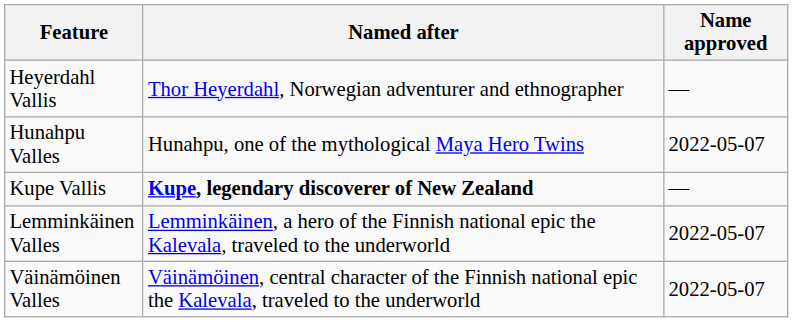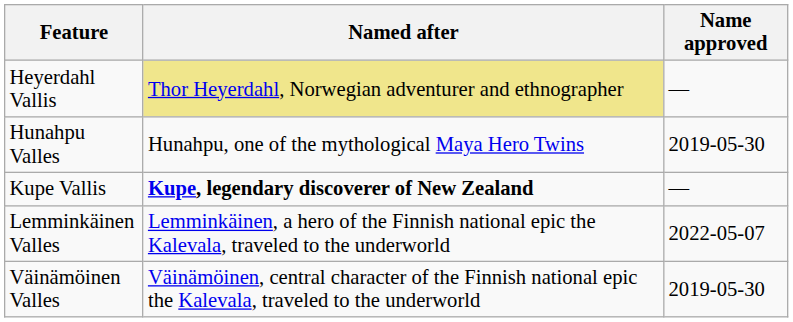(386, 88) no background -> (386, 88) khaki background
(717, 144) 2022-05-07 -> (717, 144) 2019-05-30
(717, 289) 2022-05-07 -> (717, 289) 2019-05-30
